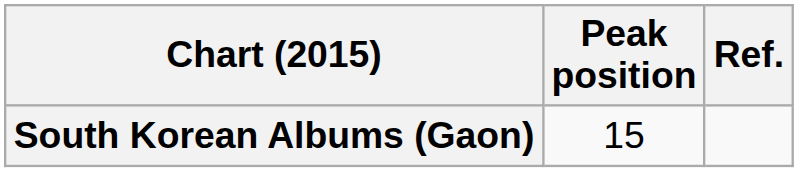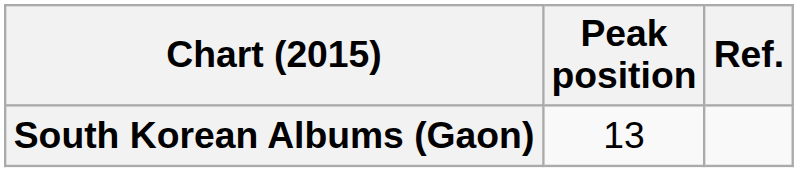(624, 135) 15 -> (624, 135) 13
